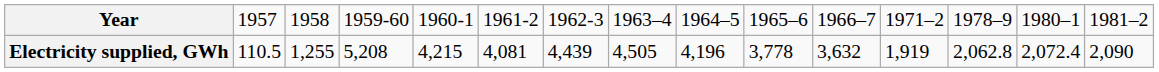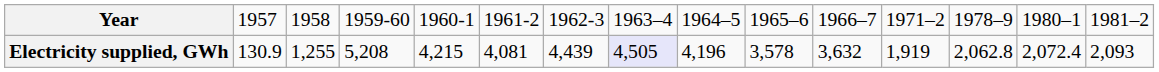(259, 51) 110.5 -> (260, 51) 130.9
(635, 51) no background -> (635, 51) lavender background
(771, 51) 3,778 -> (772, 51) 3,578
(1111, 51) 2,090 -> (1112, 51) 2,093
